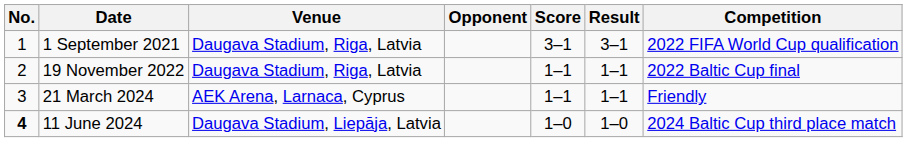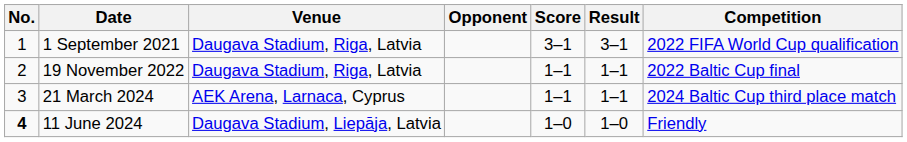(677, 96) Friendly -> (772, 96) 2024 Baltic Cup third place match
(772, 123) 2024 Baltic Cup third place match -> (677, 123) Friendly
